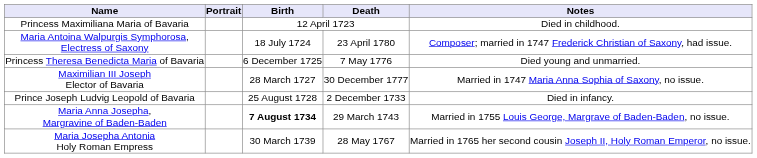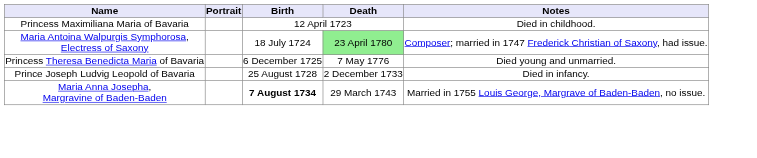(366, 42) no background -> (363, 42) lightgreen background
- row: (105, 79)
- row: (105, 141)
